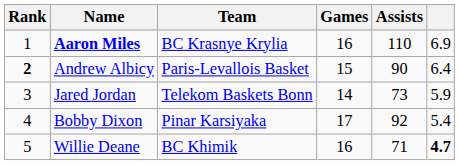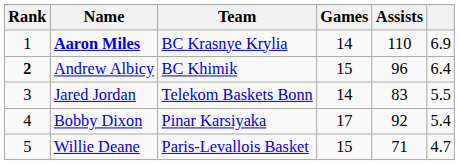(344, 43) 16 -> (344, 43) 14
(235, 69) Paris-Levallois Basket -> (199, 69) BC Khimik
(399, 69) 90 -> (399, 69) 96
(399, 95) 73 -> (399, 95) 83
(441, 95) 5.9 -> (441, 95) 5.5
(199, 146) BC Khimik -> (235, 146) Paris-Levallois Basket
(344, 146) 16 -> (344, 146) 15
(441, 146) bold -> (441, 146) normal
